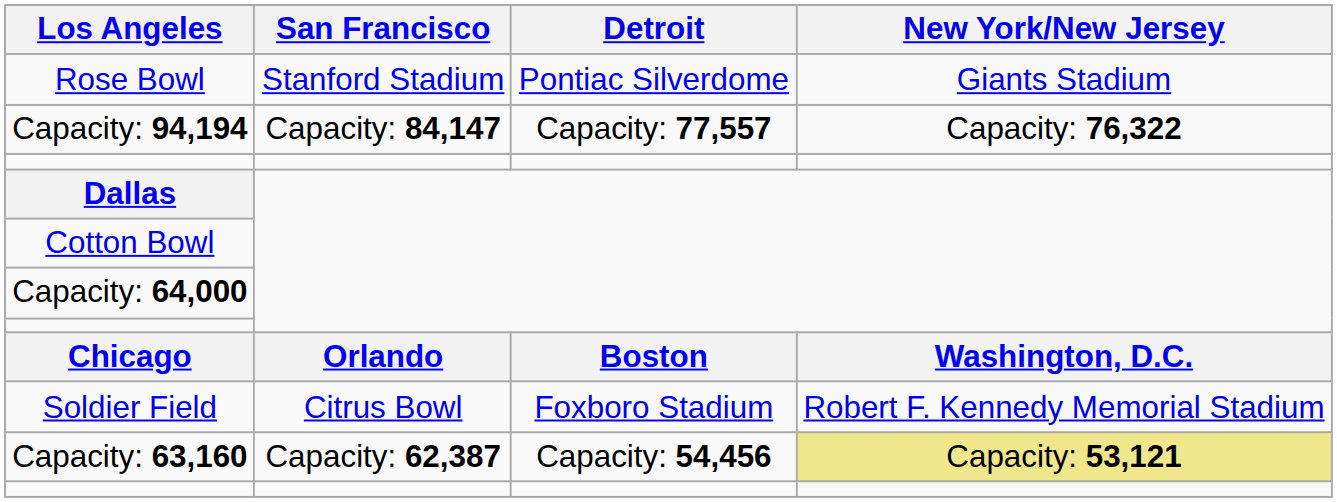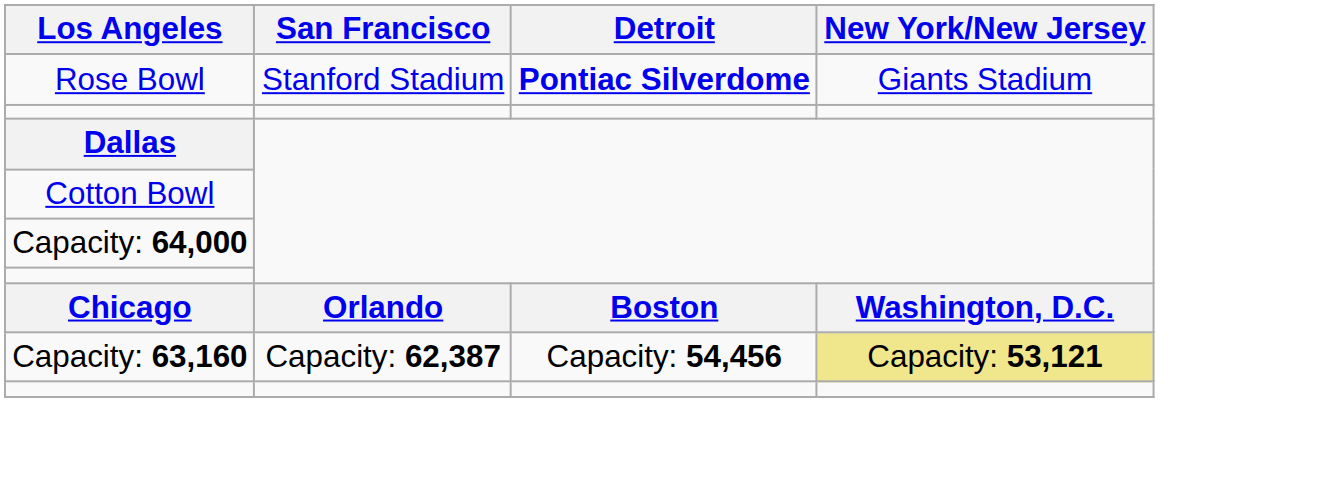(654, 79) normal -> (664, 79) bold
- row: (130, 128)
- row: (130, 406)
